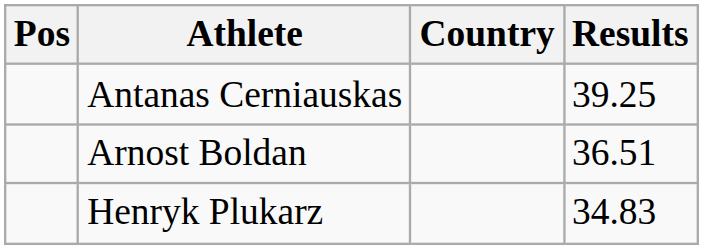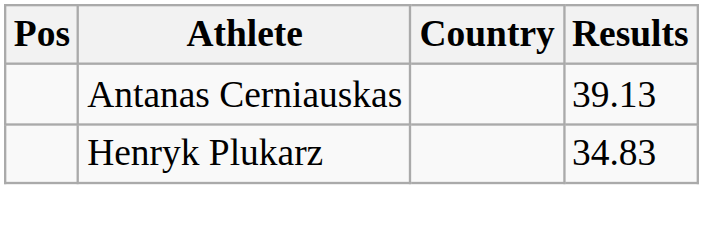(614, 93) 39.25 -> (614, 93) 39.13
- row: (197, 152)
